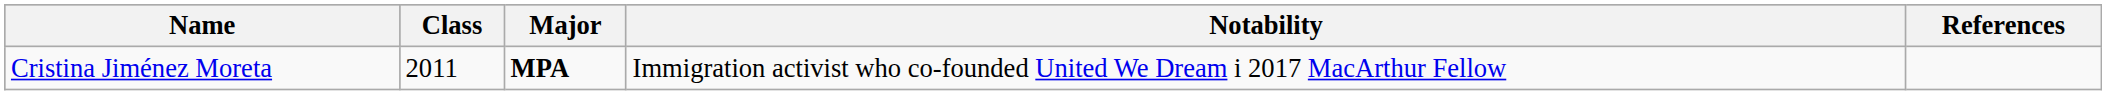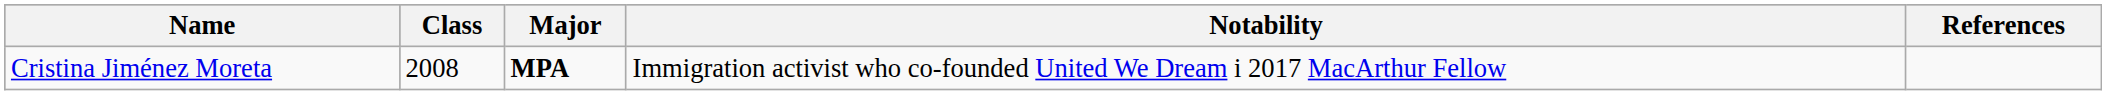(432, 67) 2011 -> (432, 67) 2008
